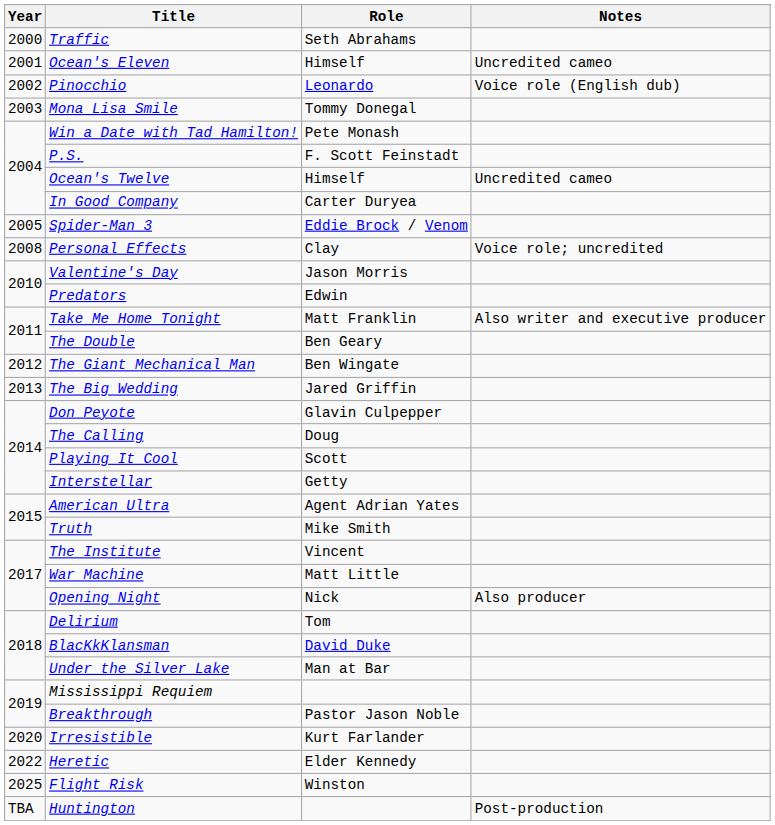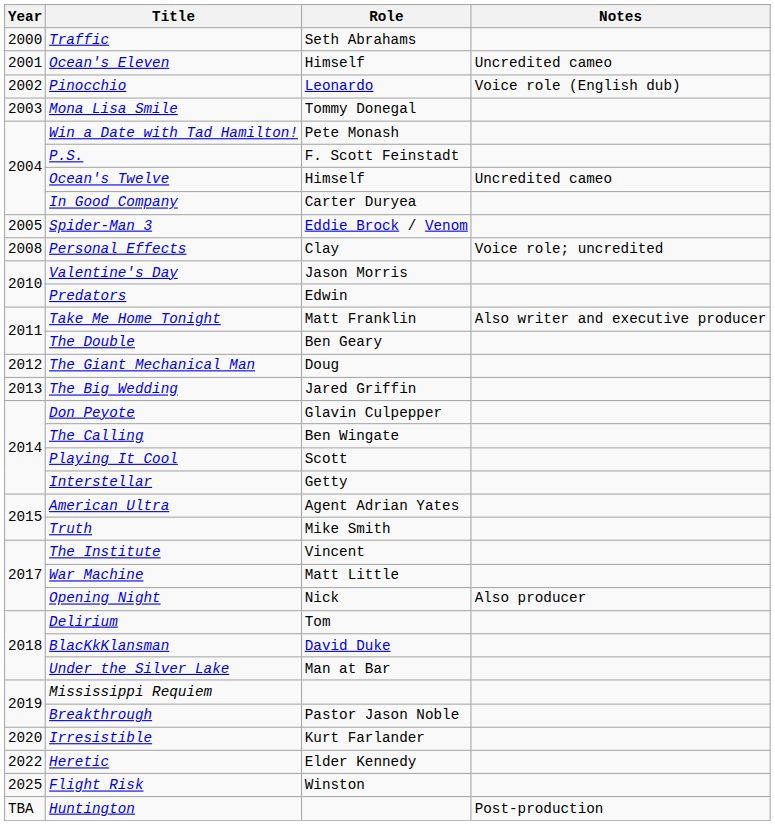(352, 366) Ben Wingate -> (322, 366) Doug
(322, 436) Doug -> (352, 436) Ben Wingate
